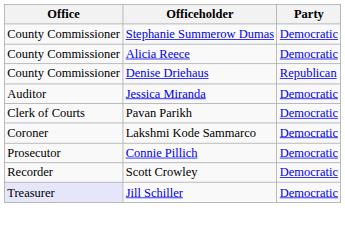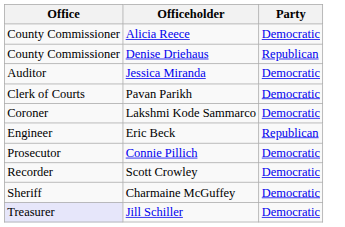- row: (200, 34)
+ row: (150, 133)
+ row: (181, 192)
